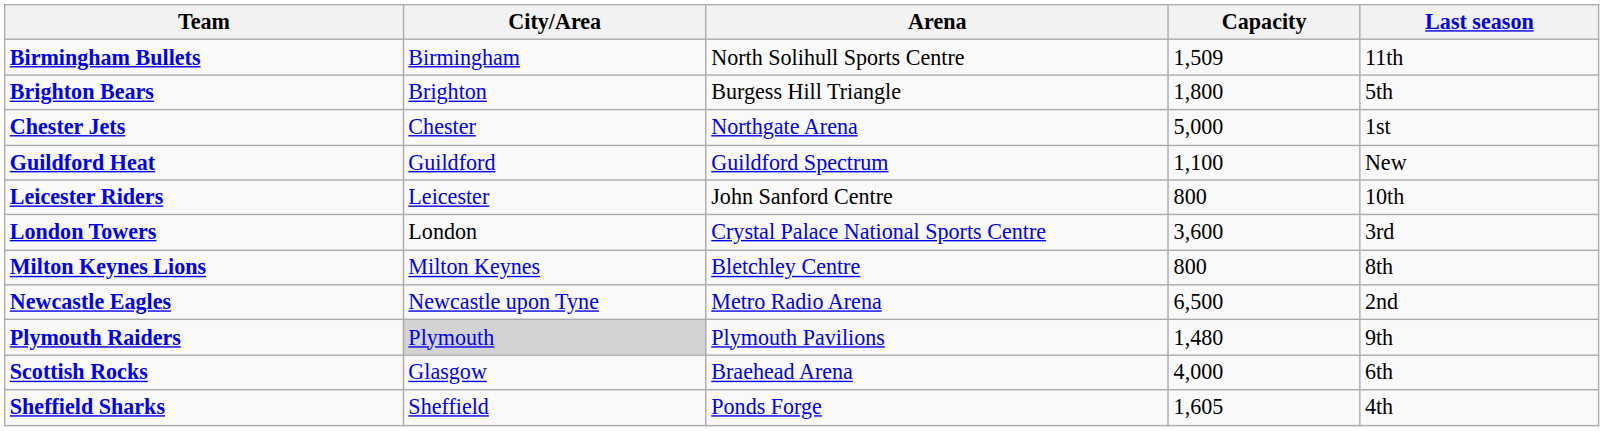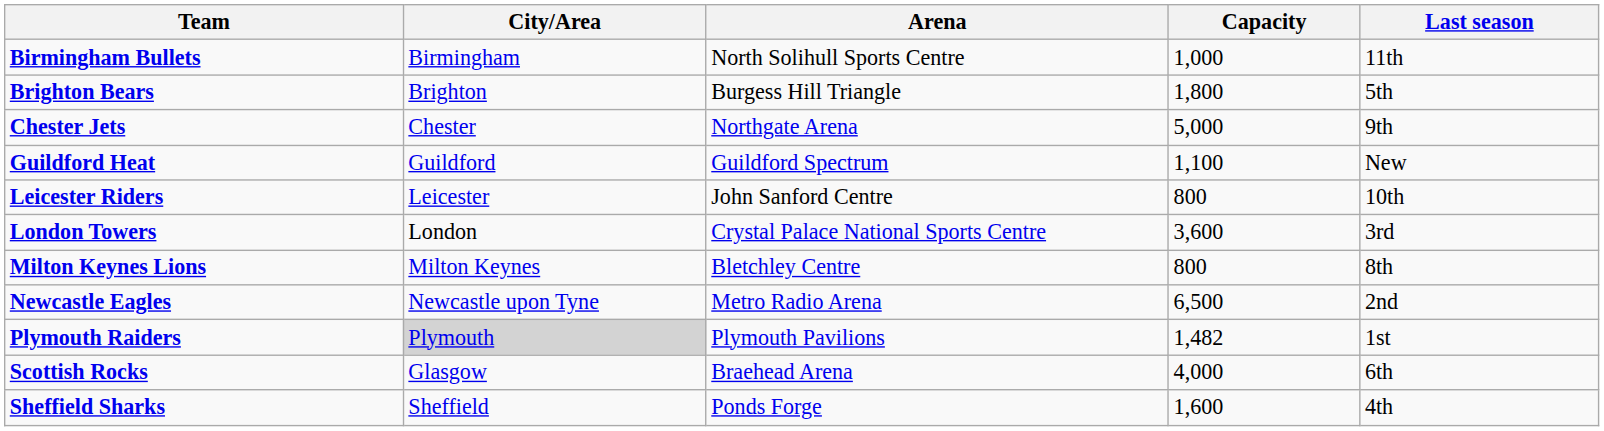(1198, 57) 1,509 -> (1198, 57) 1,000
(1378, 127) 1st -> (1379, 127) 9th
(1198, 337) 1,480 -> (1198, 337) 1,482
(1379, 337) 9th -> (1378, 337) 1st
(1198, 407) 1,605 -> (1198, 407) 1,600
